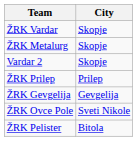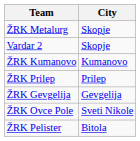- row: (32, 29)
+ row: (42, 62)
